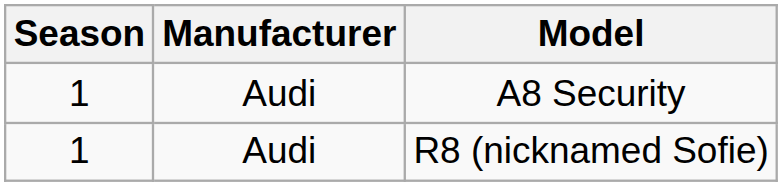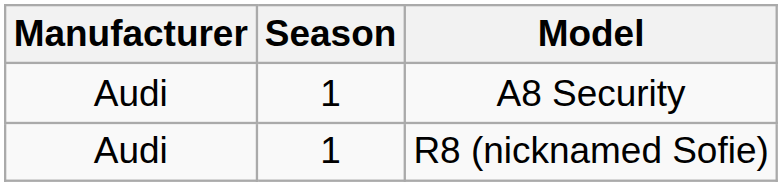columns swapped: (79, 33) <-> (279, 33)
